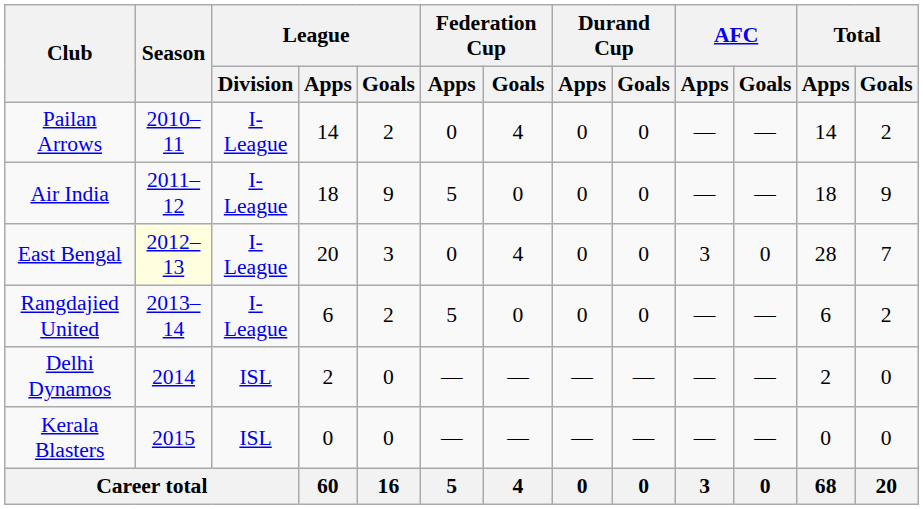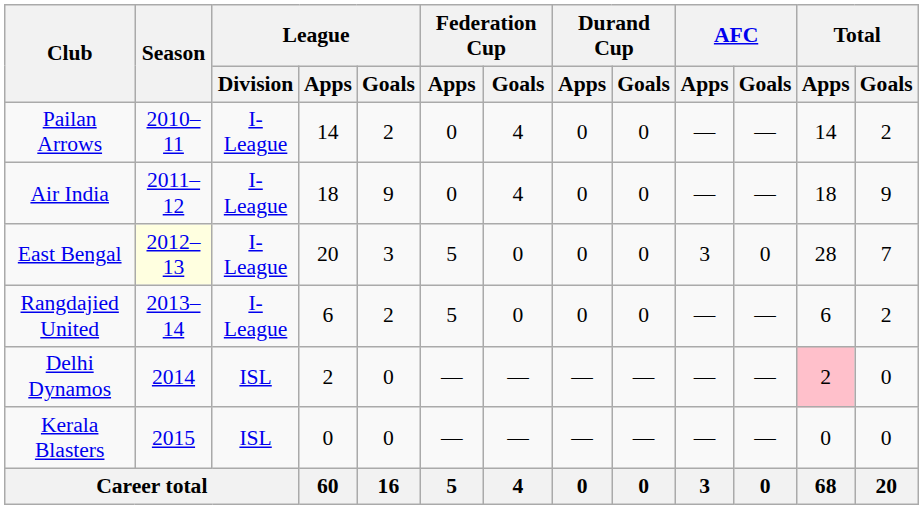(452, 193) 5 -> (452, 193) 0
(518, 193) 0 -> (518, 193) 4
(452, 254) 0 -> (452, 254) 5
(518, 254) 4 -> (518, 254) 0
(826, 376) no background -> (826, 376) pink background
